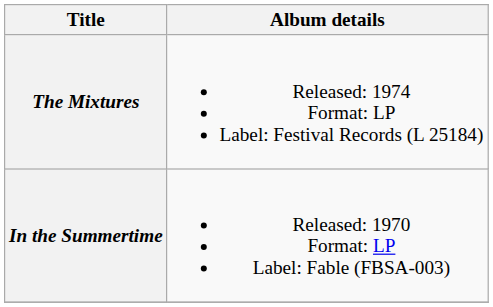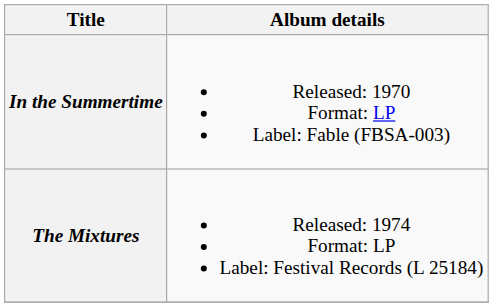rows swapped: (86, 235) <-> (86, 101)
